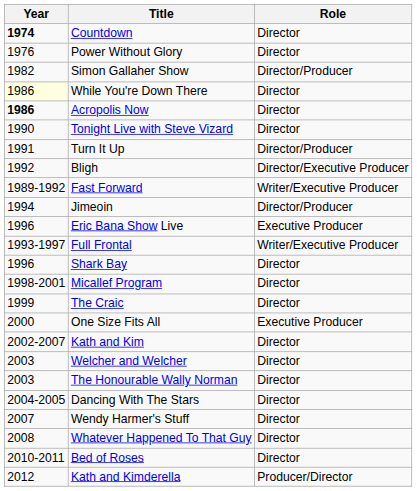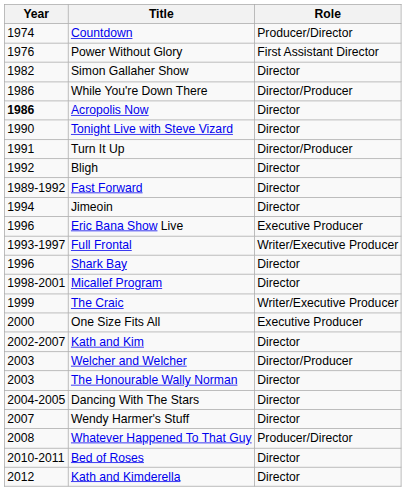(21, 33) bold -> (21, 33) normal
(279, 33) Director -> (305, 33) Producer/Director
(279, 52) Director -> (318, 52) First Assistant Director
(305, 71) Director/Producer -> (279, 71) Director
(21, 91) lightyellow background -> (21, 91) no background
(279, 91) Director -> (305, 91) Director/Producer
(333, 168) Director/Executive Producer -> (279, 168) Director
(328, 187) Writer/Executive Producer -> (279, 187) Director
(305, 206) Director/Producer -> (279, 206) Director
(279, 303) Director -> (328, 303) Writer/Executive Producer
(279, 361) Director -> (305, 361) Director/Producer
(279, 438) Director -> (305, 438) Producer/Director
(305, 476) Producer/Director -> (279, 476) Director
